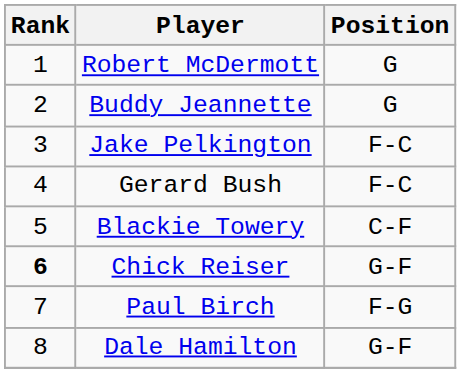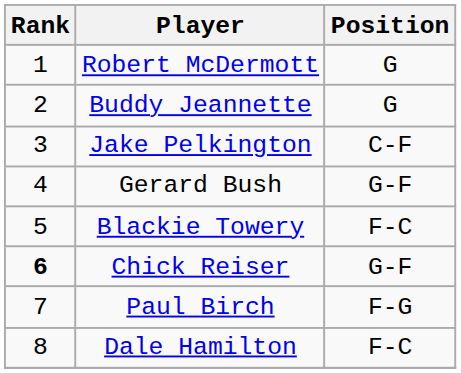(390, 146) F-C -> (390, 146) C-F
(390, 186) F-C -> (390, 186) G-F
(390, 226) C-F -> (390, 226) F-C
(390, 347) G-F -> (390, 347) F-C
